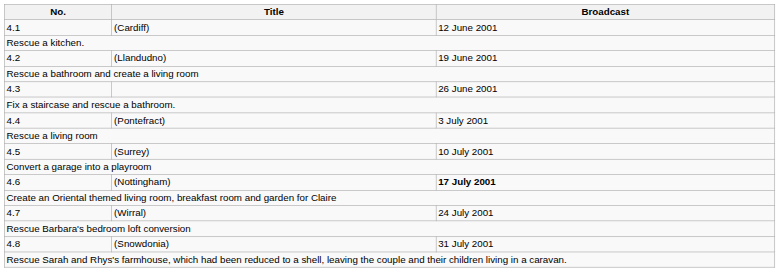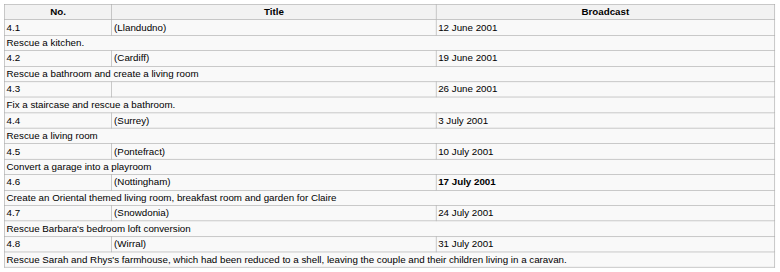(132, 27) (Cardiff) -> (140, 27) (Llandudno)
(140, 58) (Llandudno) -> (132, 58) (Cardiff)
(140, 120) (Pontefract) -> (132, 120) (Surrey)
(132, 151) (Surrey) -> (140, 151) (Pontefract)
(130, 213) (Wirral) -> (142, 213) (Snowdonia)
(142, 244) (Snowdonia) -> (130, 244) (Wirral)
